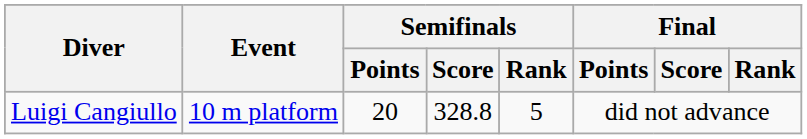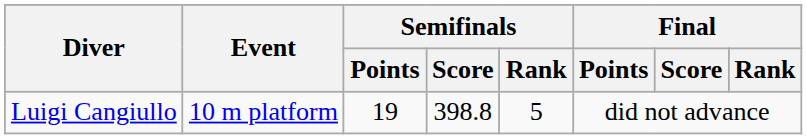(385, 112) 20 -> (385, 112) 19
(463, 112) 328.8 -> (463, 112) 398.8
